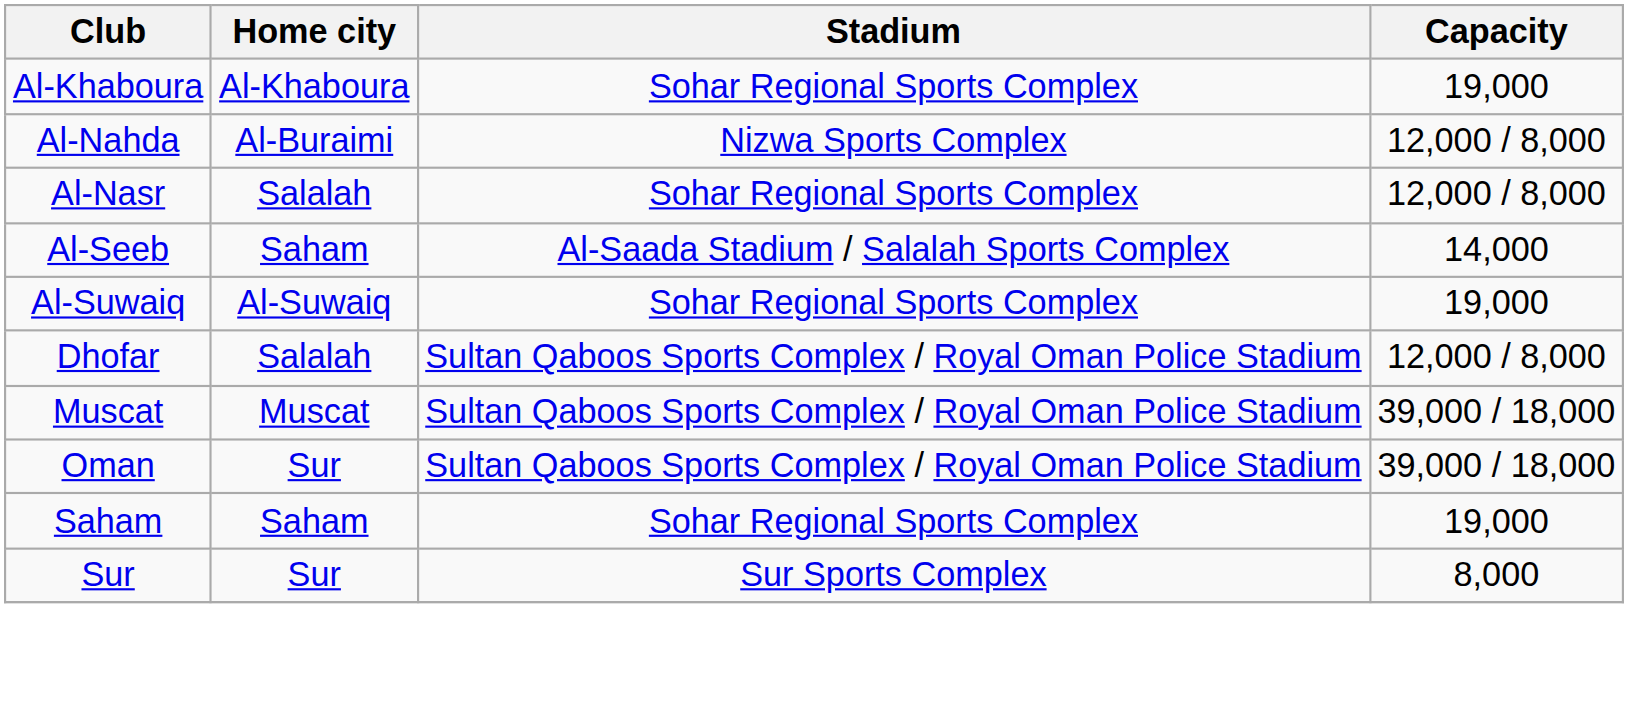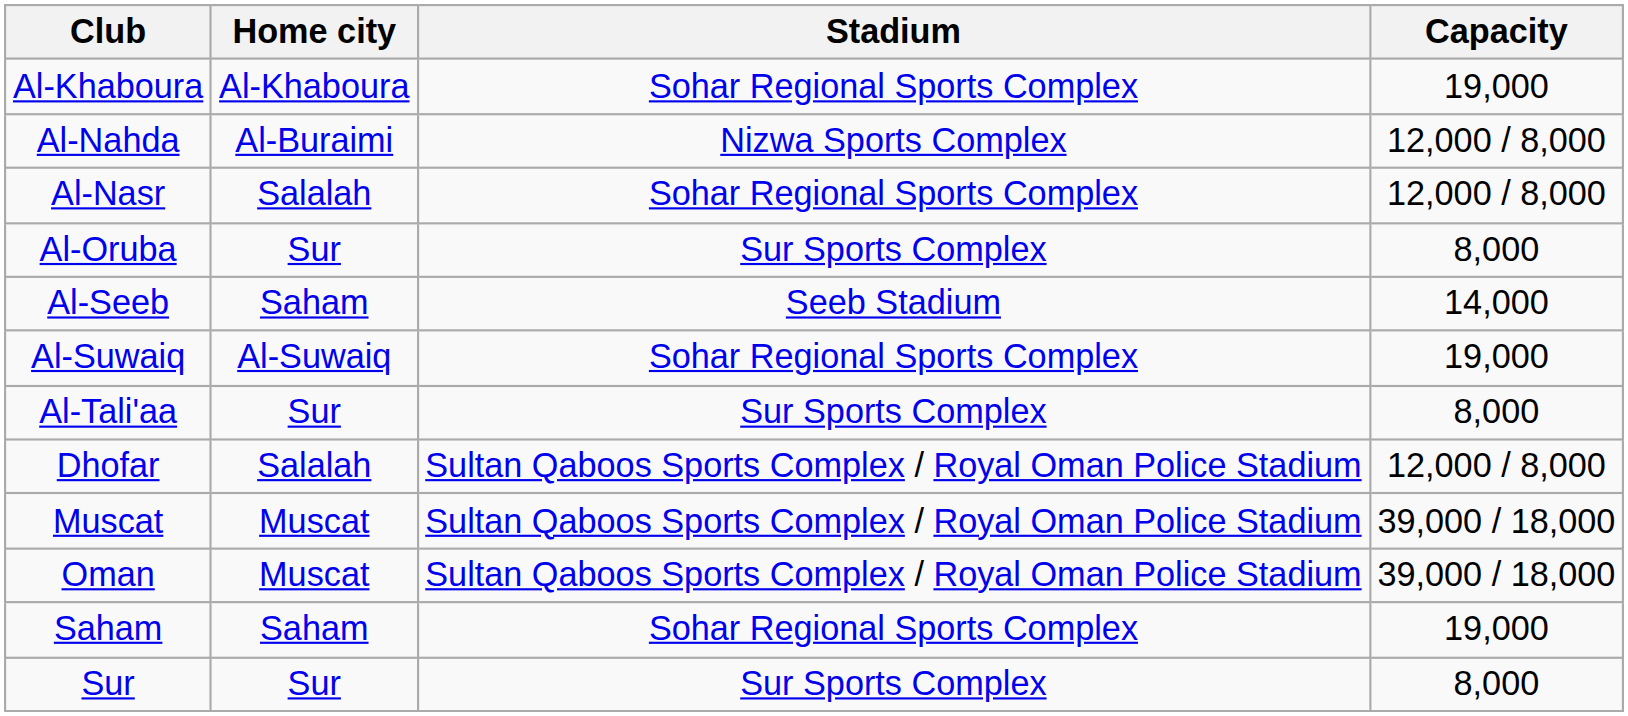+ row: (108, 248)
(893, 248) Al-Saada Stadium / Salalah Sports Complex -> (893, 303) Seeb Stadium
+ row: (108, 411)
(314, 466) Sur -> (314, 574) Muscat
